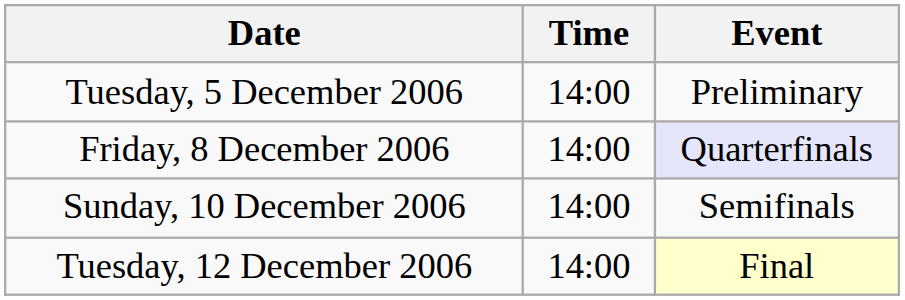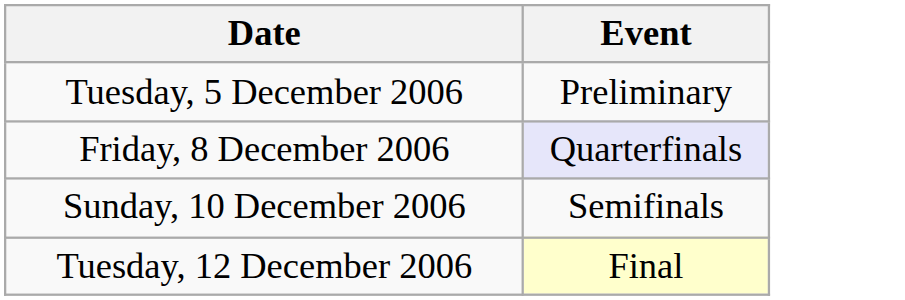- column: (589, 33)
